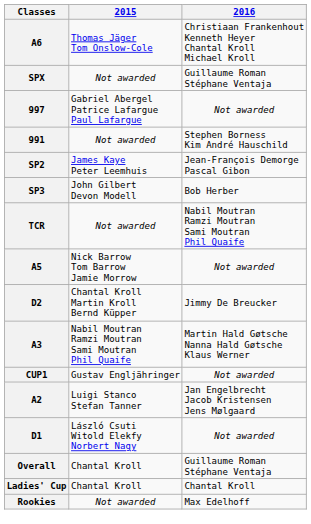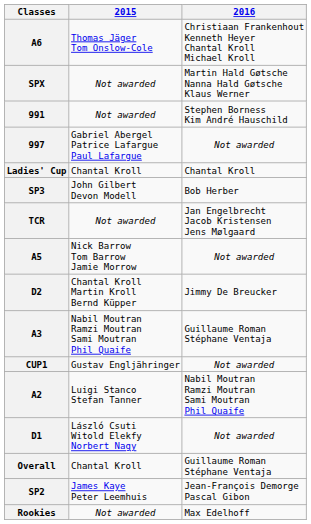(228, 79) Guillaume Roman Stéphane Ventaja -> (236, 84) Martin Hald Gøtsche Nanna Hald Gøtsche Klaus Werner
rows swapped: (37, 109) <-> (37, 140)
rows swapped: (37, 165) <-> (37, 487)
(220, 226) Nabil Moutran Ramzi Moutran Sami Moutran Phil Quaife -> (228, 221) Jan Engelbrecht Jacob Kristensen Jens Mølgaard
(236, 344) Martin Hald Gøtsche Nanna Hald Gøtsche Klaus Werner -> (228, 334) Guillaume Roman Stéphane Ventaja
(228, 400) Jan Engelbrecht Jacob Kristensen Jens Mølgaard -> (220, 395) Nabil Moutran Ramzi Moutran Sami Moutran Phil Quaife
